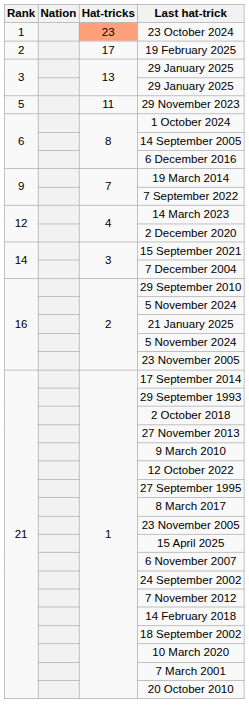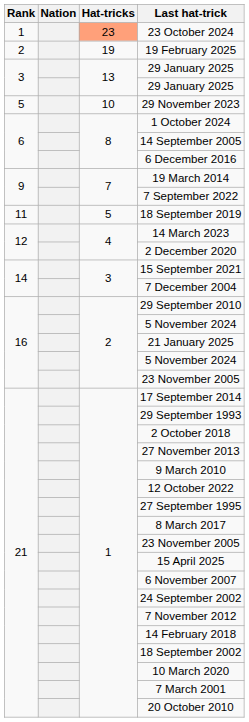(108, 50) 17 -> (108, 50) 19
(108, 104) 11 -> (108, 104) 10
+ row: (21, 214)
